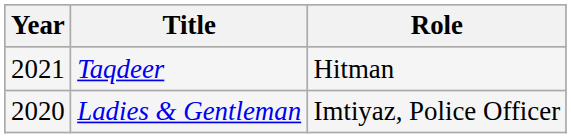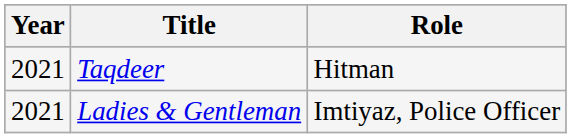(38, 111) 2020 -> (38, 111) 2021
